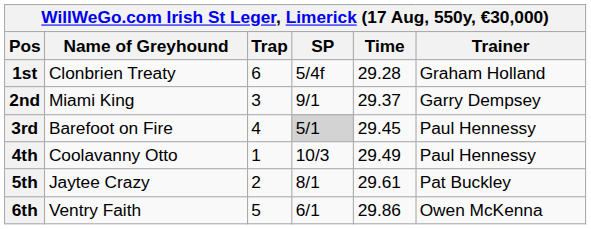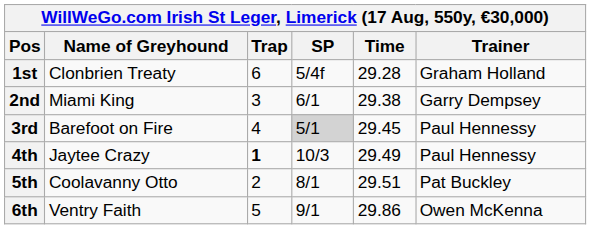(308, 100) 9/1 -> (308, 100) 6/1
(379, 100) 29.37 -> (379, 100) 29.38
(113, 155) Coolavanny Otto -> (99, 155) Jaytee Crazy
(256, 155) normal -> (256, 155) bold
(99, 182) Jaytee Crazy -> (113, 182) Coolavanny Otto
(379, 182) 29.61 -> (379, 182) 29.51
(308, 210) 6/1 -> (308, 210) 9/1
